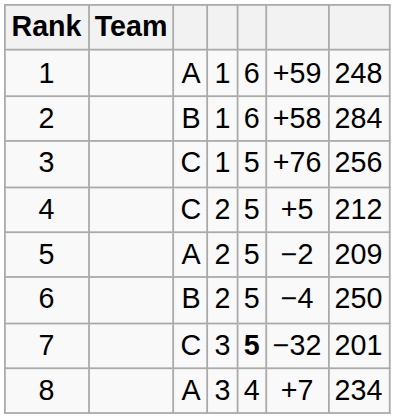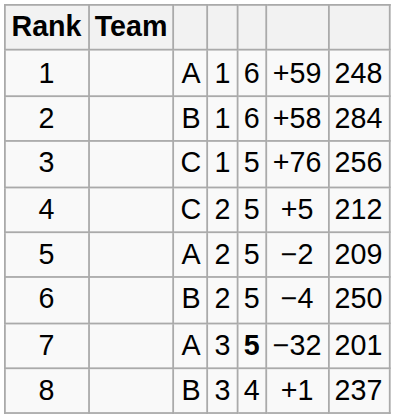(191, 345) C -> (191, 345) A
(191, 390) A -> (191, 390) B
(297, 390) +7 -> (297, 390) +1
(358, 390) 234 -> (358, 390) 237
